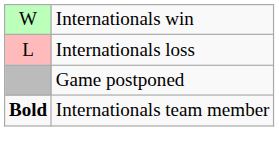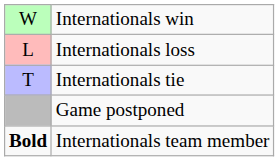+ row: (120, 79)
